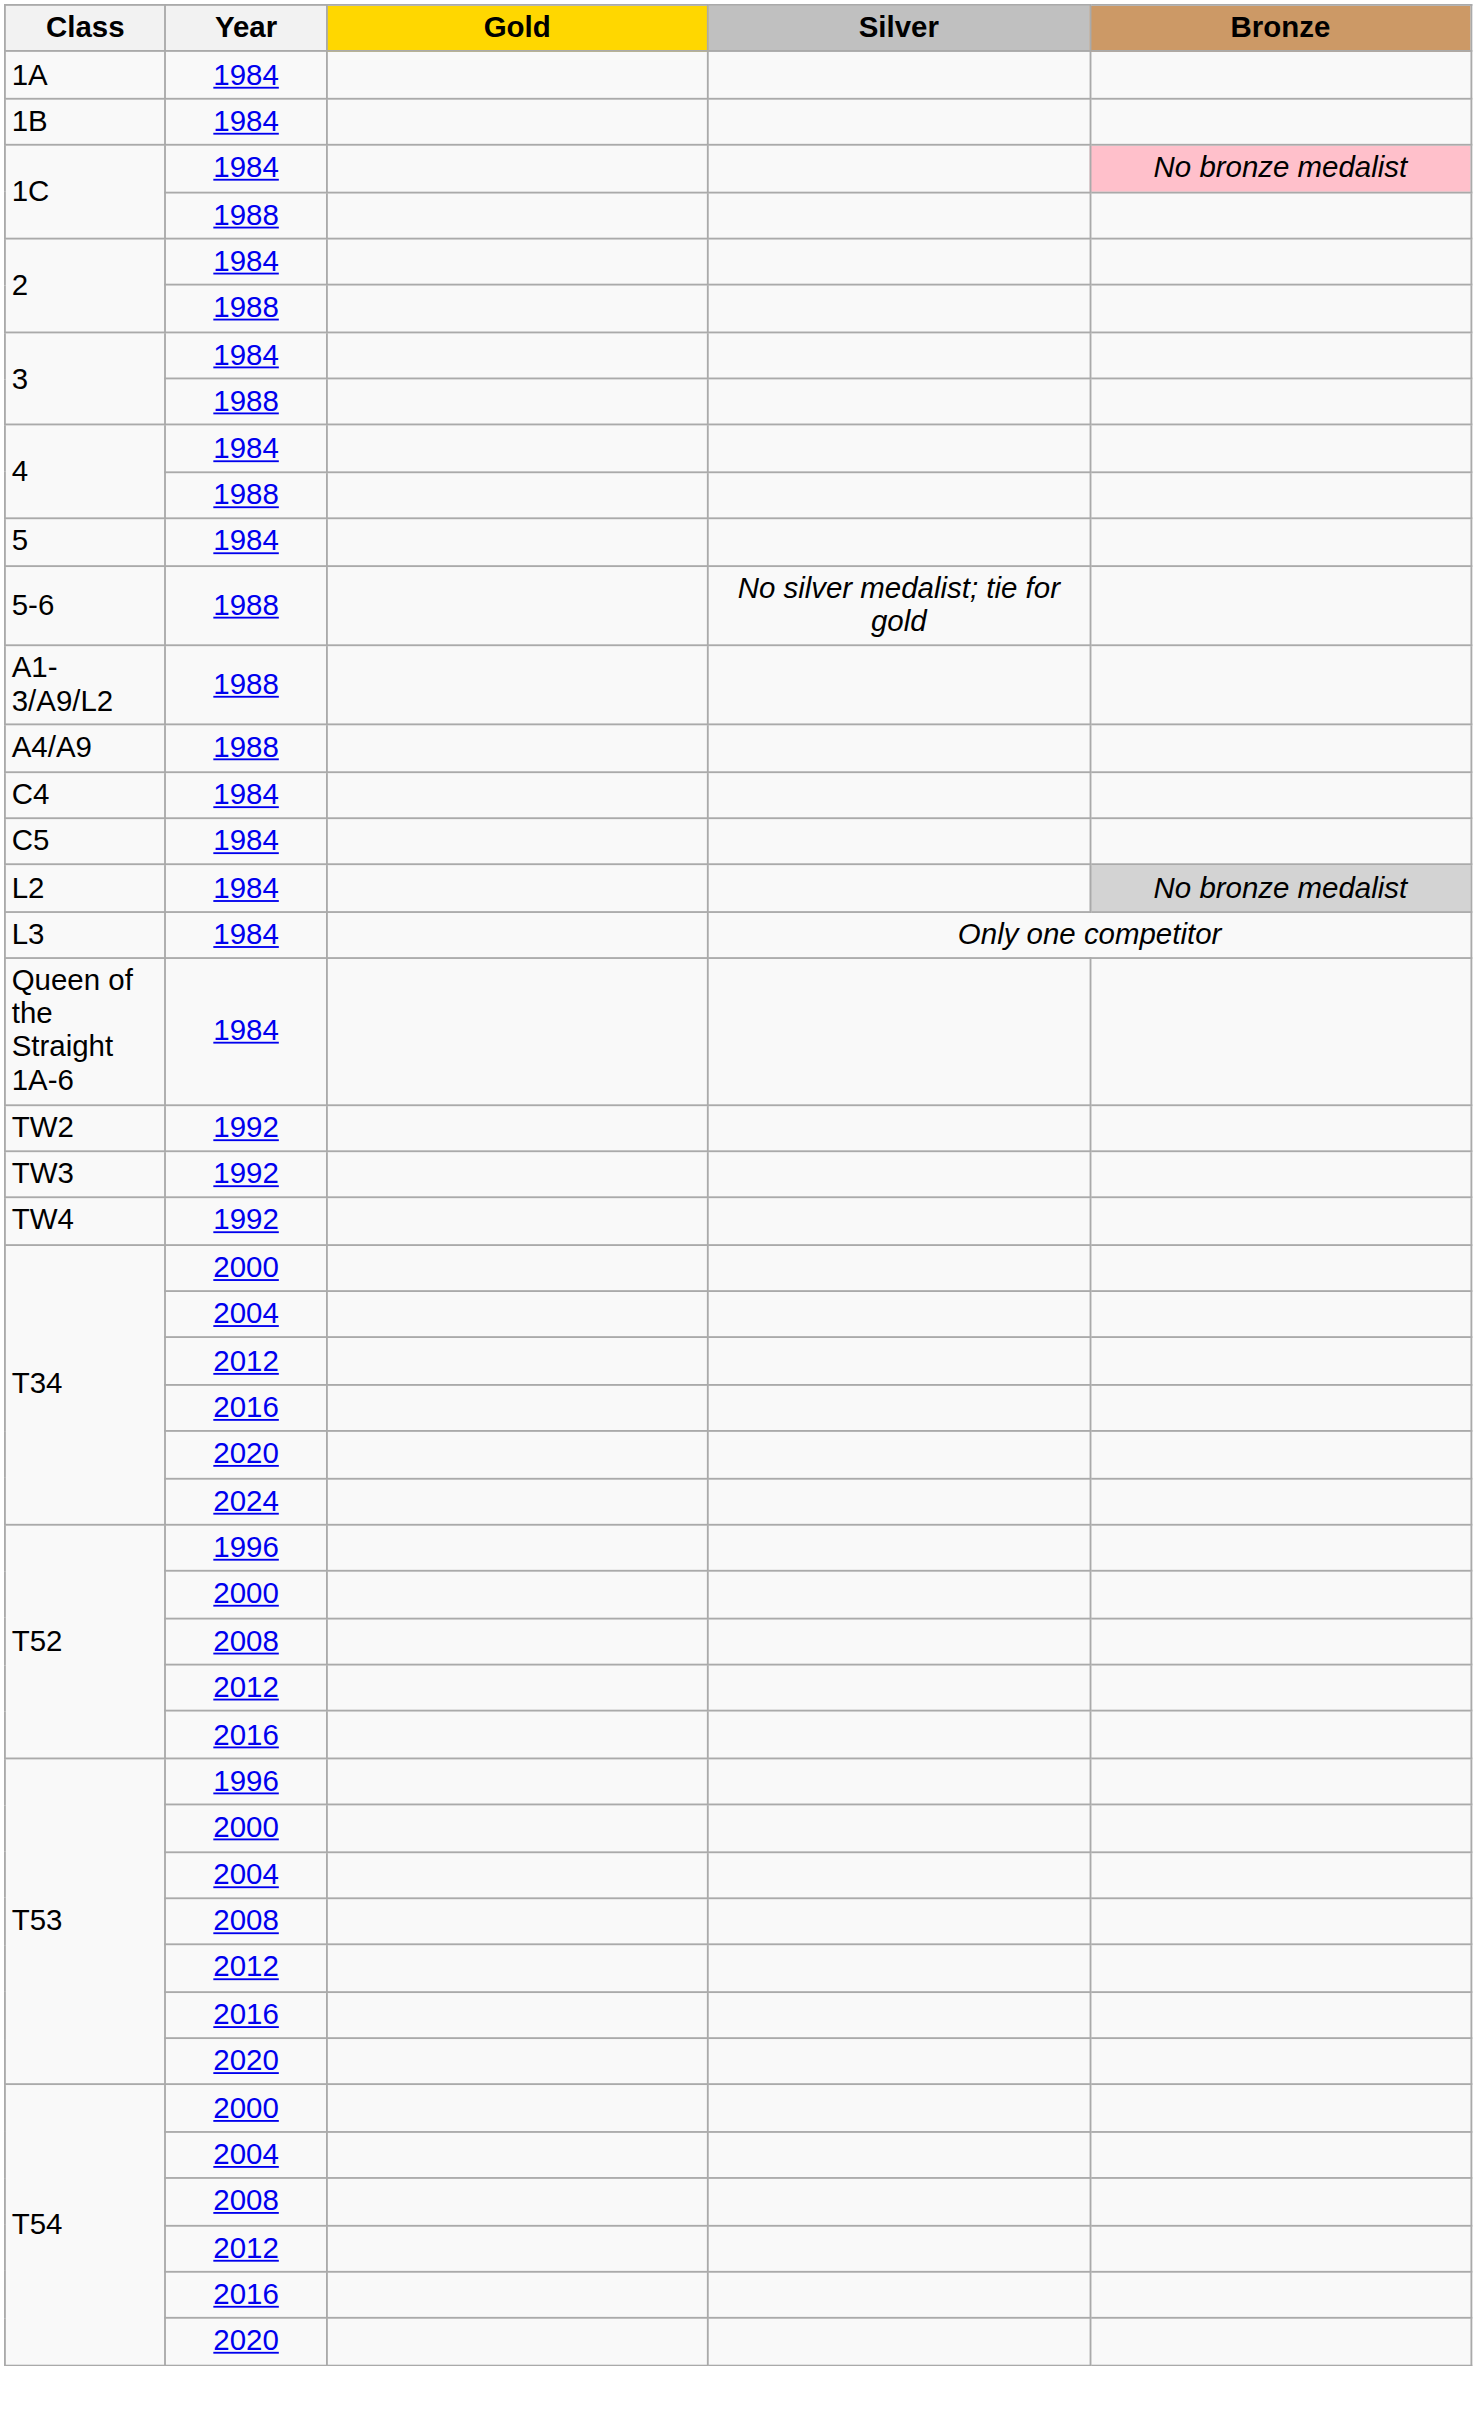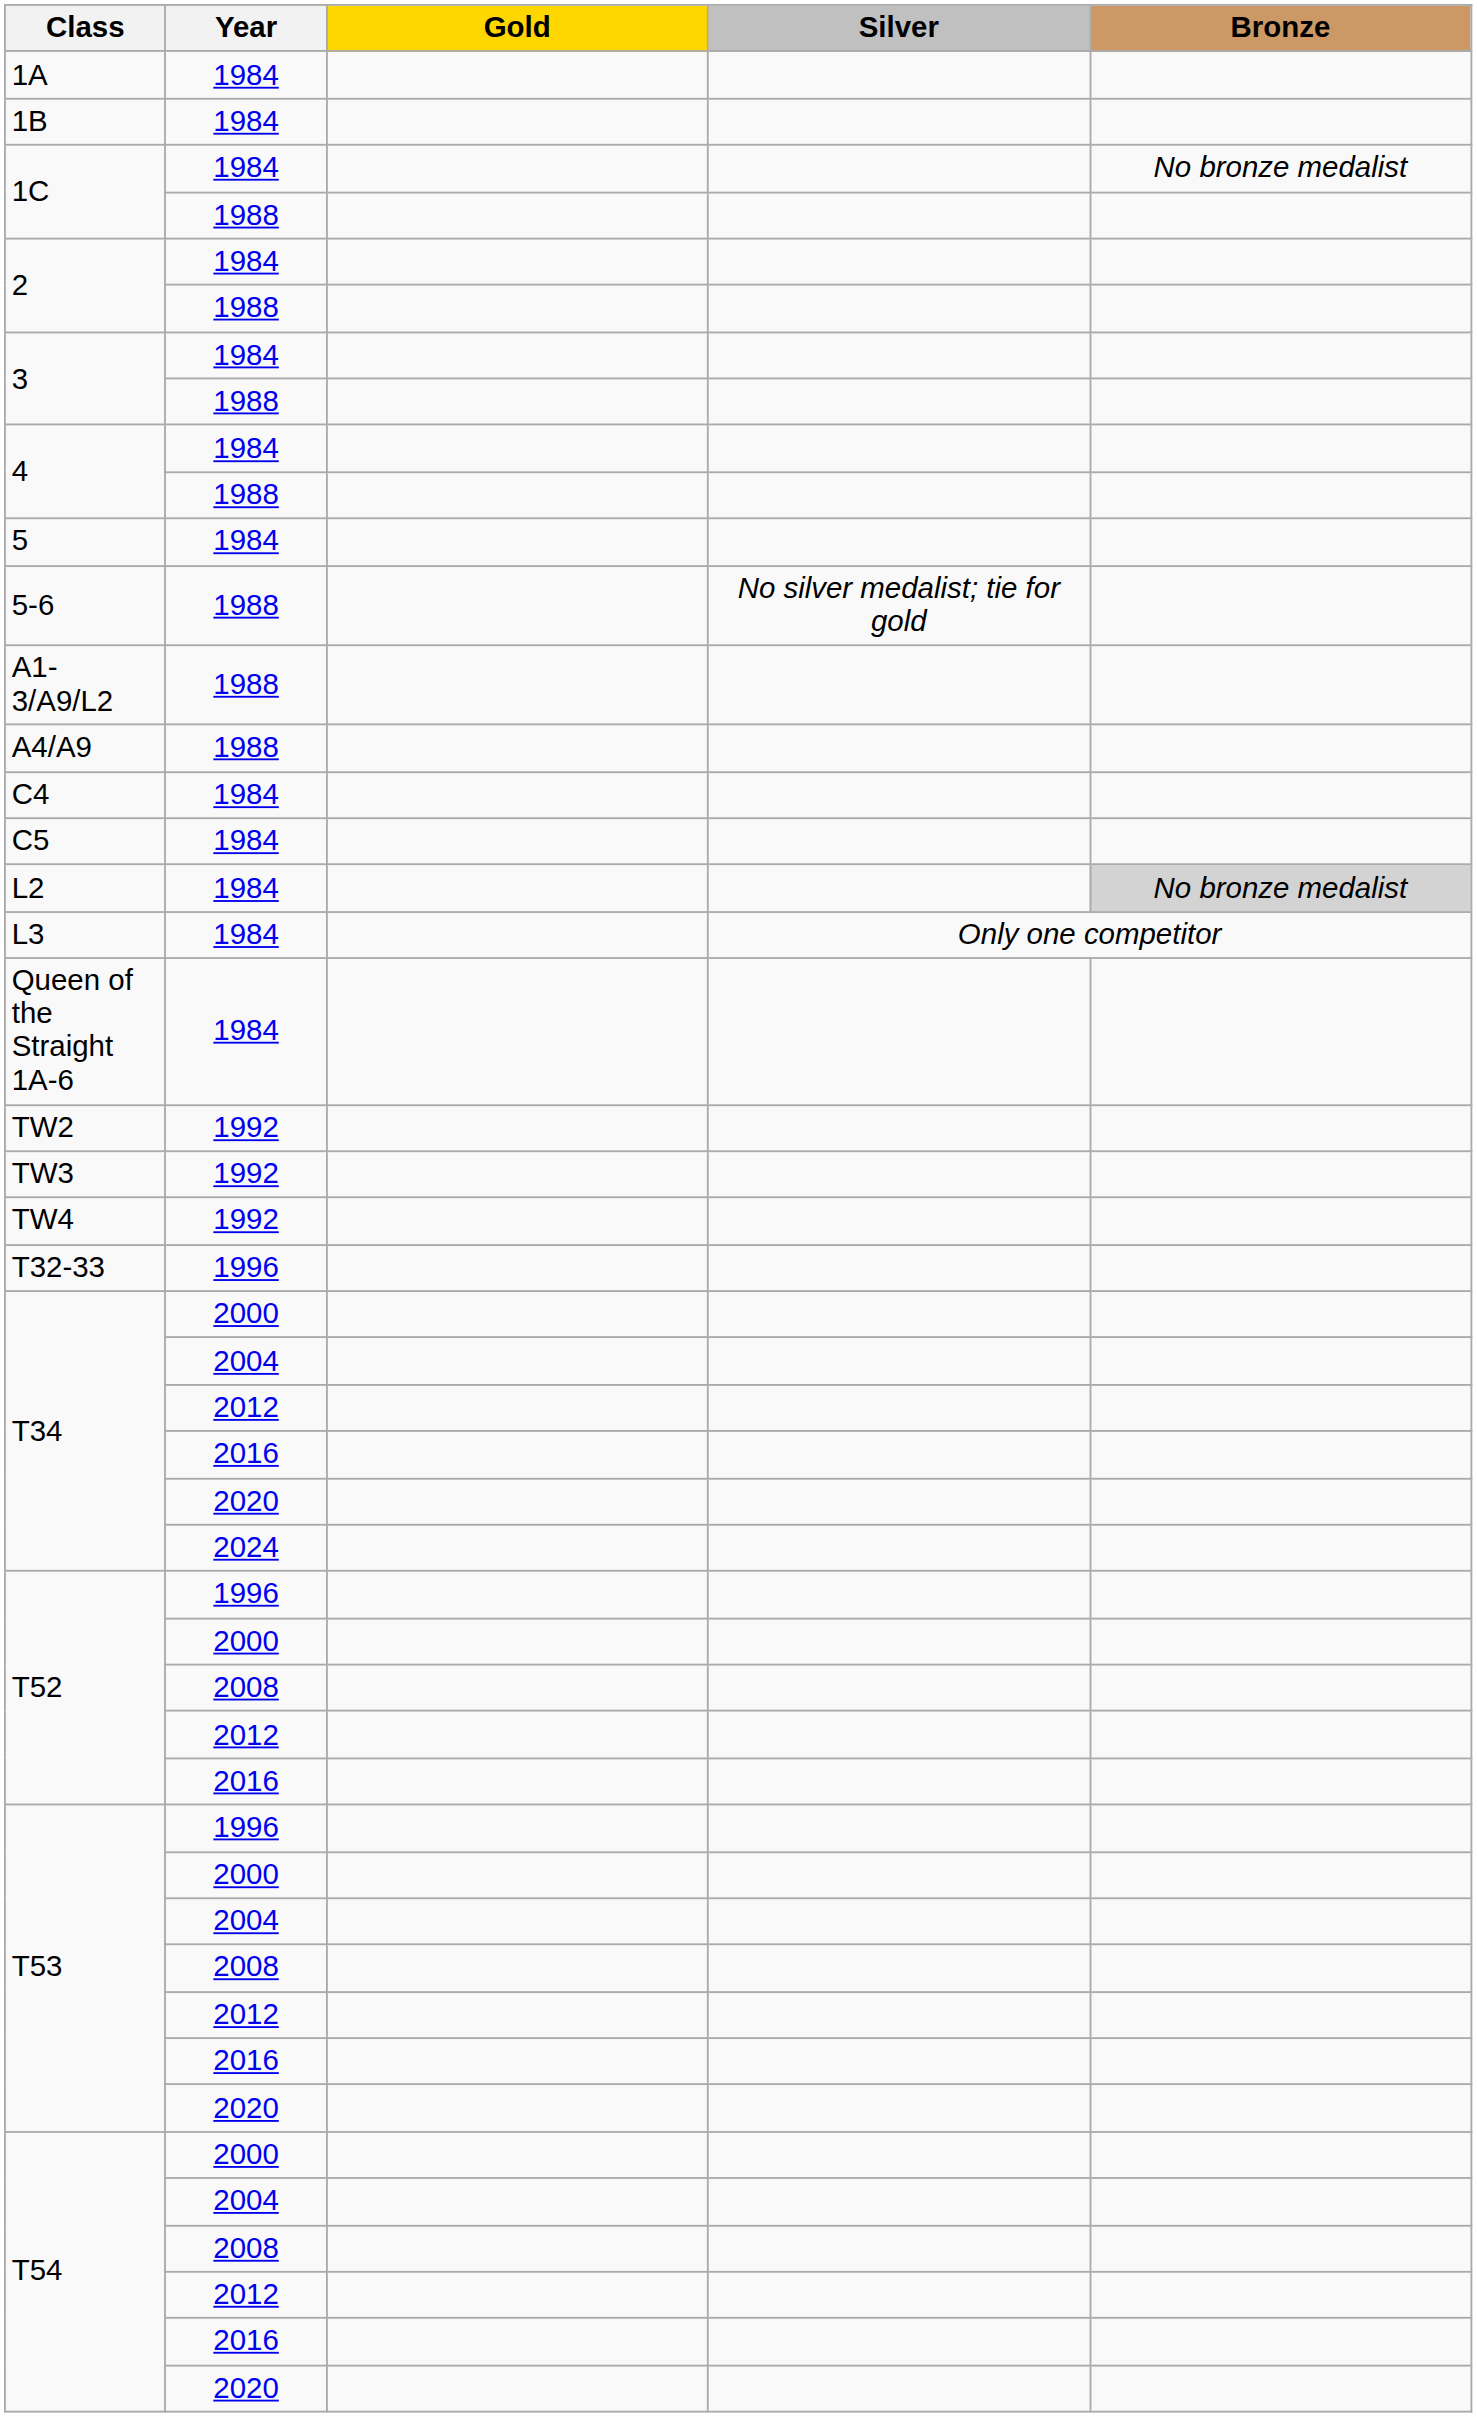(1280, 167) pink background -> (1280, 167) no background
+ row: (58, 1267)
